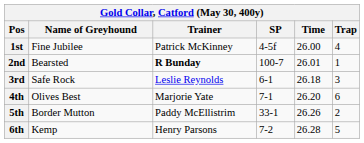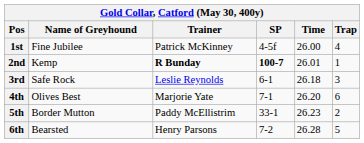(50, 63) Bearsted -> (44, 63) Kemp
(271, 63) normal -> (271, 63) bold
(309, 113) 26.26 -> (309, 113) 26.23
(44, 130) Kemp -> (50, 130) Bearsted
